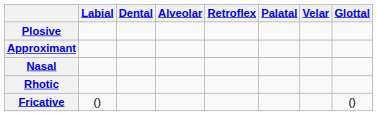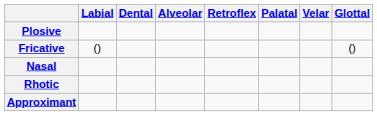rows swapped: (41, 102) <-> (41, 48)
